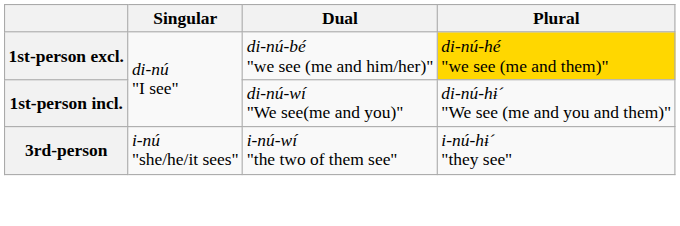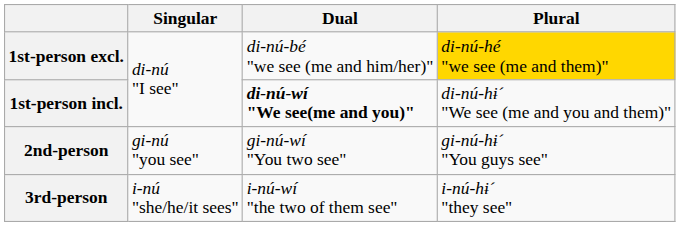(325, 103) normal -> (331, 103) bold
+ row: (66, 150)
